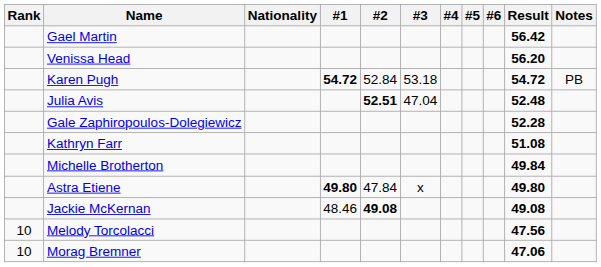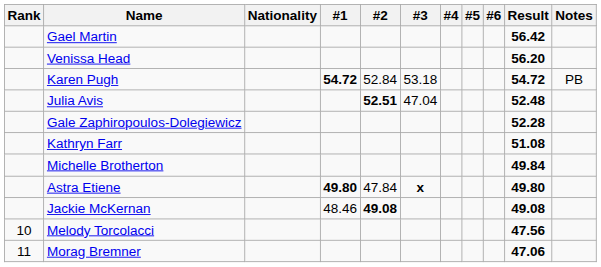(420, 187) normal -> (420, 187) bold
(24, 251) 10 -> (24, 251) 11
